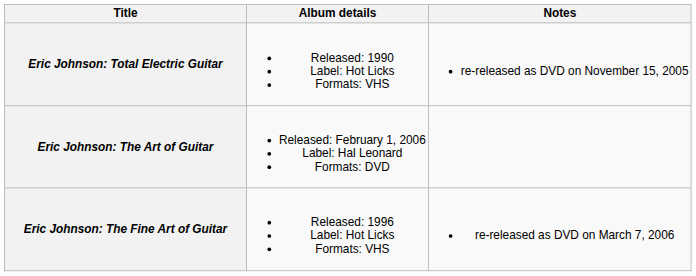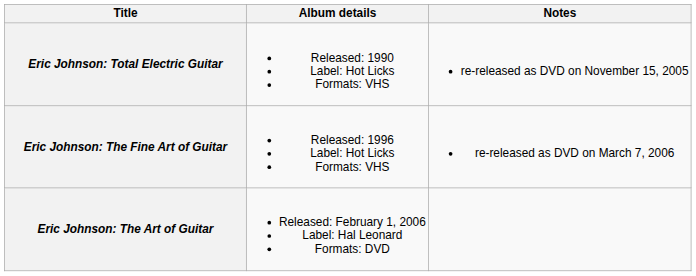rows swapped: (125, 229) <-> (125, 146)
